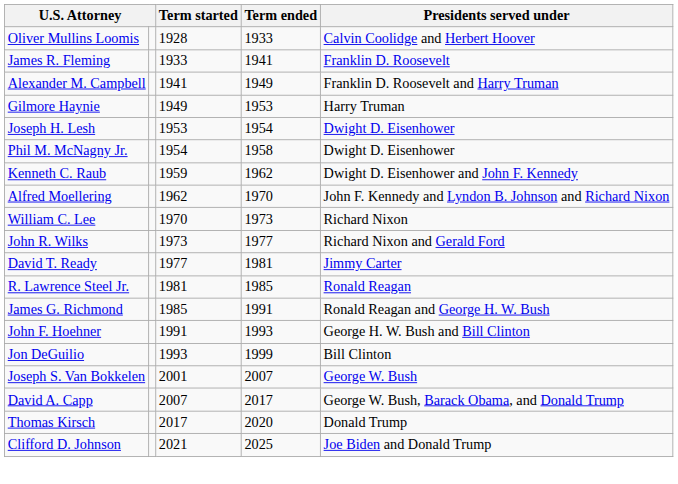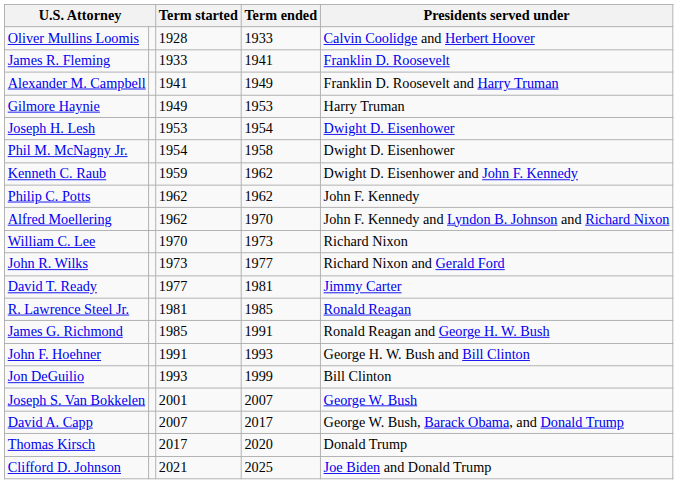+ row: (49, 196)
